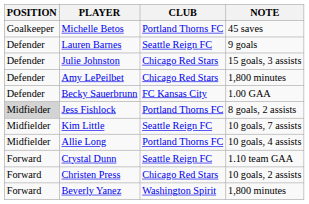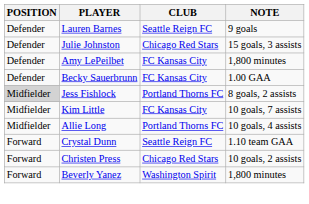- row: (93, 28)
(180, 77) Chicago Red Stars -> (175, 61) FC Kansas City
(177, 126) Seattle Reign FC -> (175, 110) FC Kansas City
